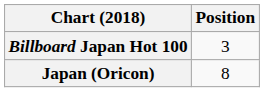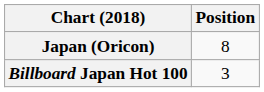rows swapped: (98, 45) <-> (98, 73)
